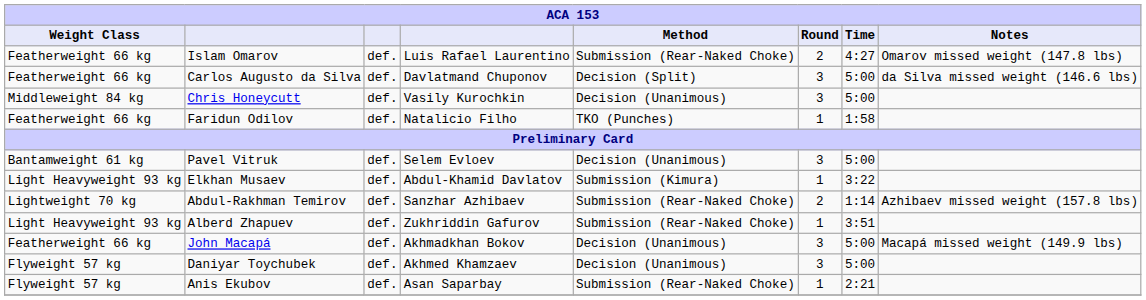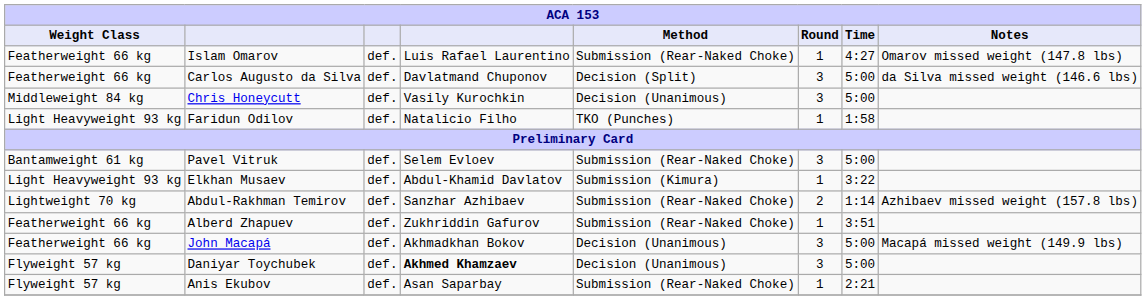(820, 57) 2 -> (820, 57) 1
(79, 119) Featherweight 66 kg -> (94, 119) Light Heavyweight 93 kg
(651, 161) Decision (Unanimous) -> (685, 161) Submission (Rear-Naked Choke)
(94, 223) Light Heavyweight 93 kg -> (79, 223) Featherweight 66 kg
(460, 264) normal -> (460, 264) bold
